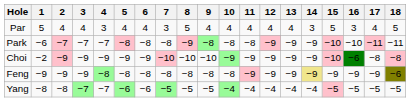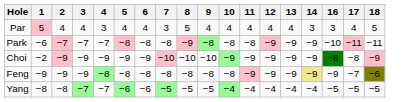- column: (333, 12)
(41, 27) no background -> (41, 27) pink background
(354, 58) −6 -> (333, 58) −8
(396, 58) −8 -> (374, 58) −9
(375, 74) −9 -> (354, 74) −7
